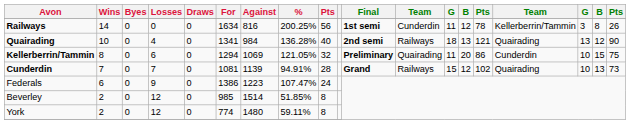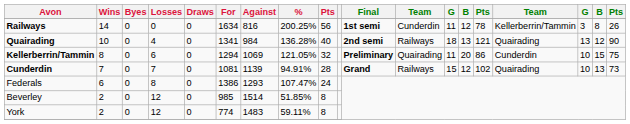(153, 83) 9 -> (153, 83) 8
(253, 83) 1223 -> (253, 83) 1293
(253, 112) 1480 -> (253, 112) 1483
